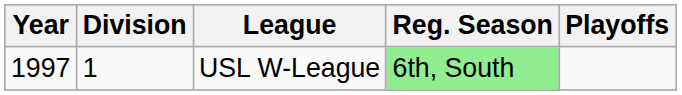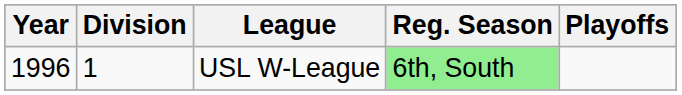(41, 68) 1997 -> (41, 68) 1996
